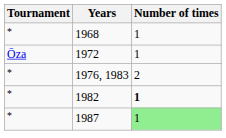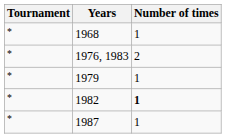- row: (87, 54)
+ row: (87, 78)
(137, 118) lightgreen background -> (137, 122) no background
